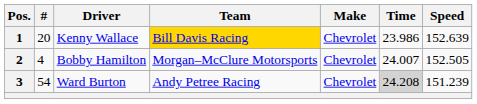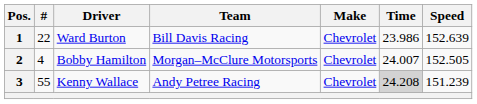(44, 37) 20 -> (44, 37) 22
(97, 37) Kenny Wallace -> (91, 37) Ward Burton
(200, 37) gold background -> (200, 37) no background
(44, 81) 54 -> (44, 81) 55
(91, 81) Ward Burton -> (97, 81) Kenny Wallace
